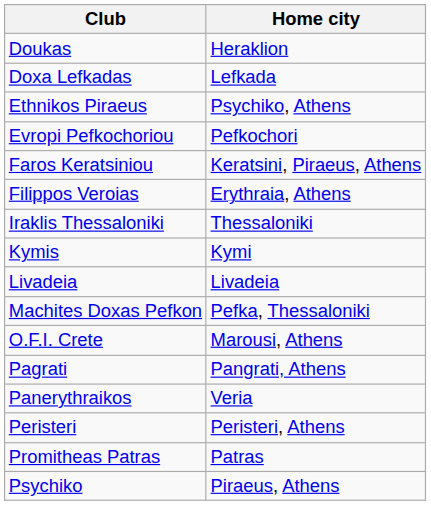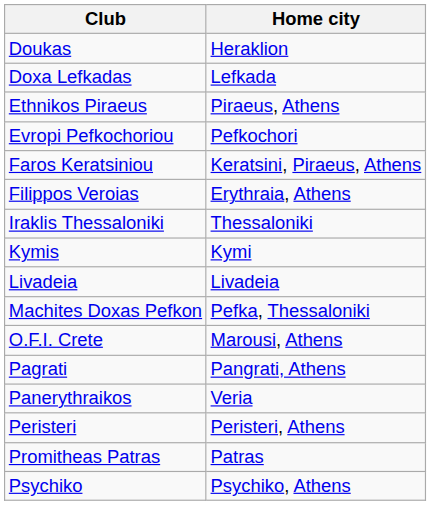(281, 106) Psychiko, Athens -> (275, 106) Piraeus, Athens
(275, 485) Piraeus, Athens -> (281, 485) Psychiko, Athens
